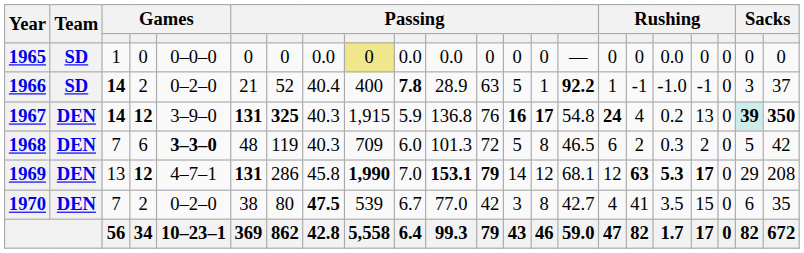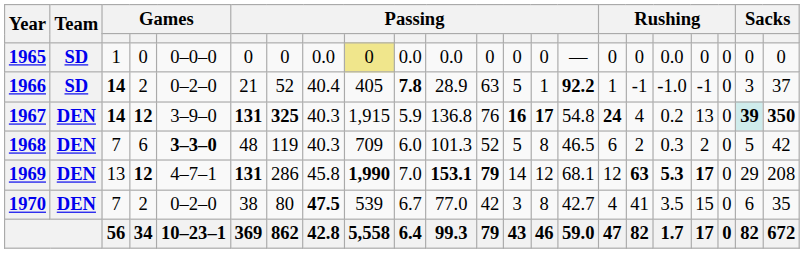(369, 86) 400 -> (369, 86) 405
(490, 145) 72 -> (490, 145) 52
